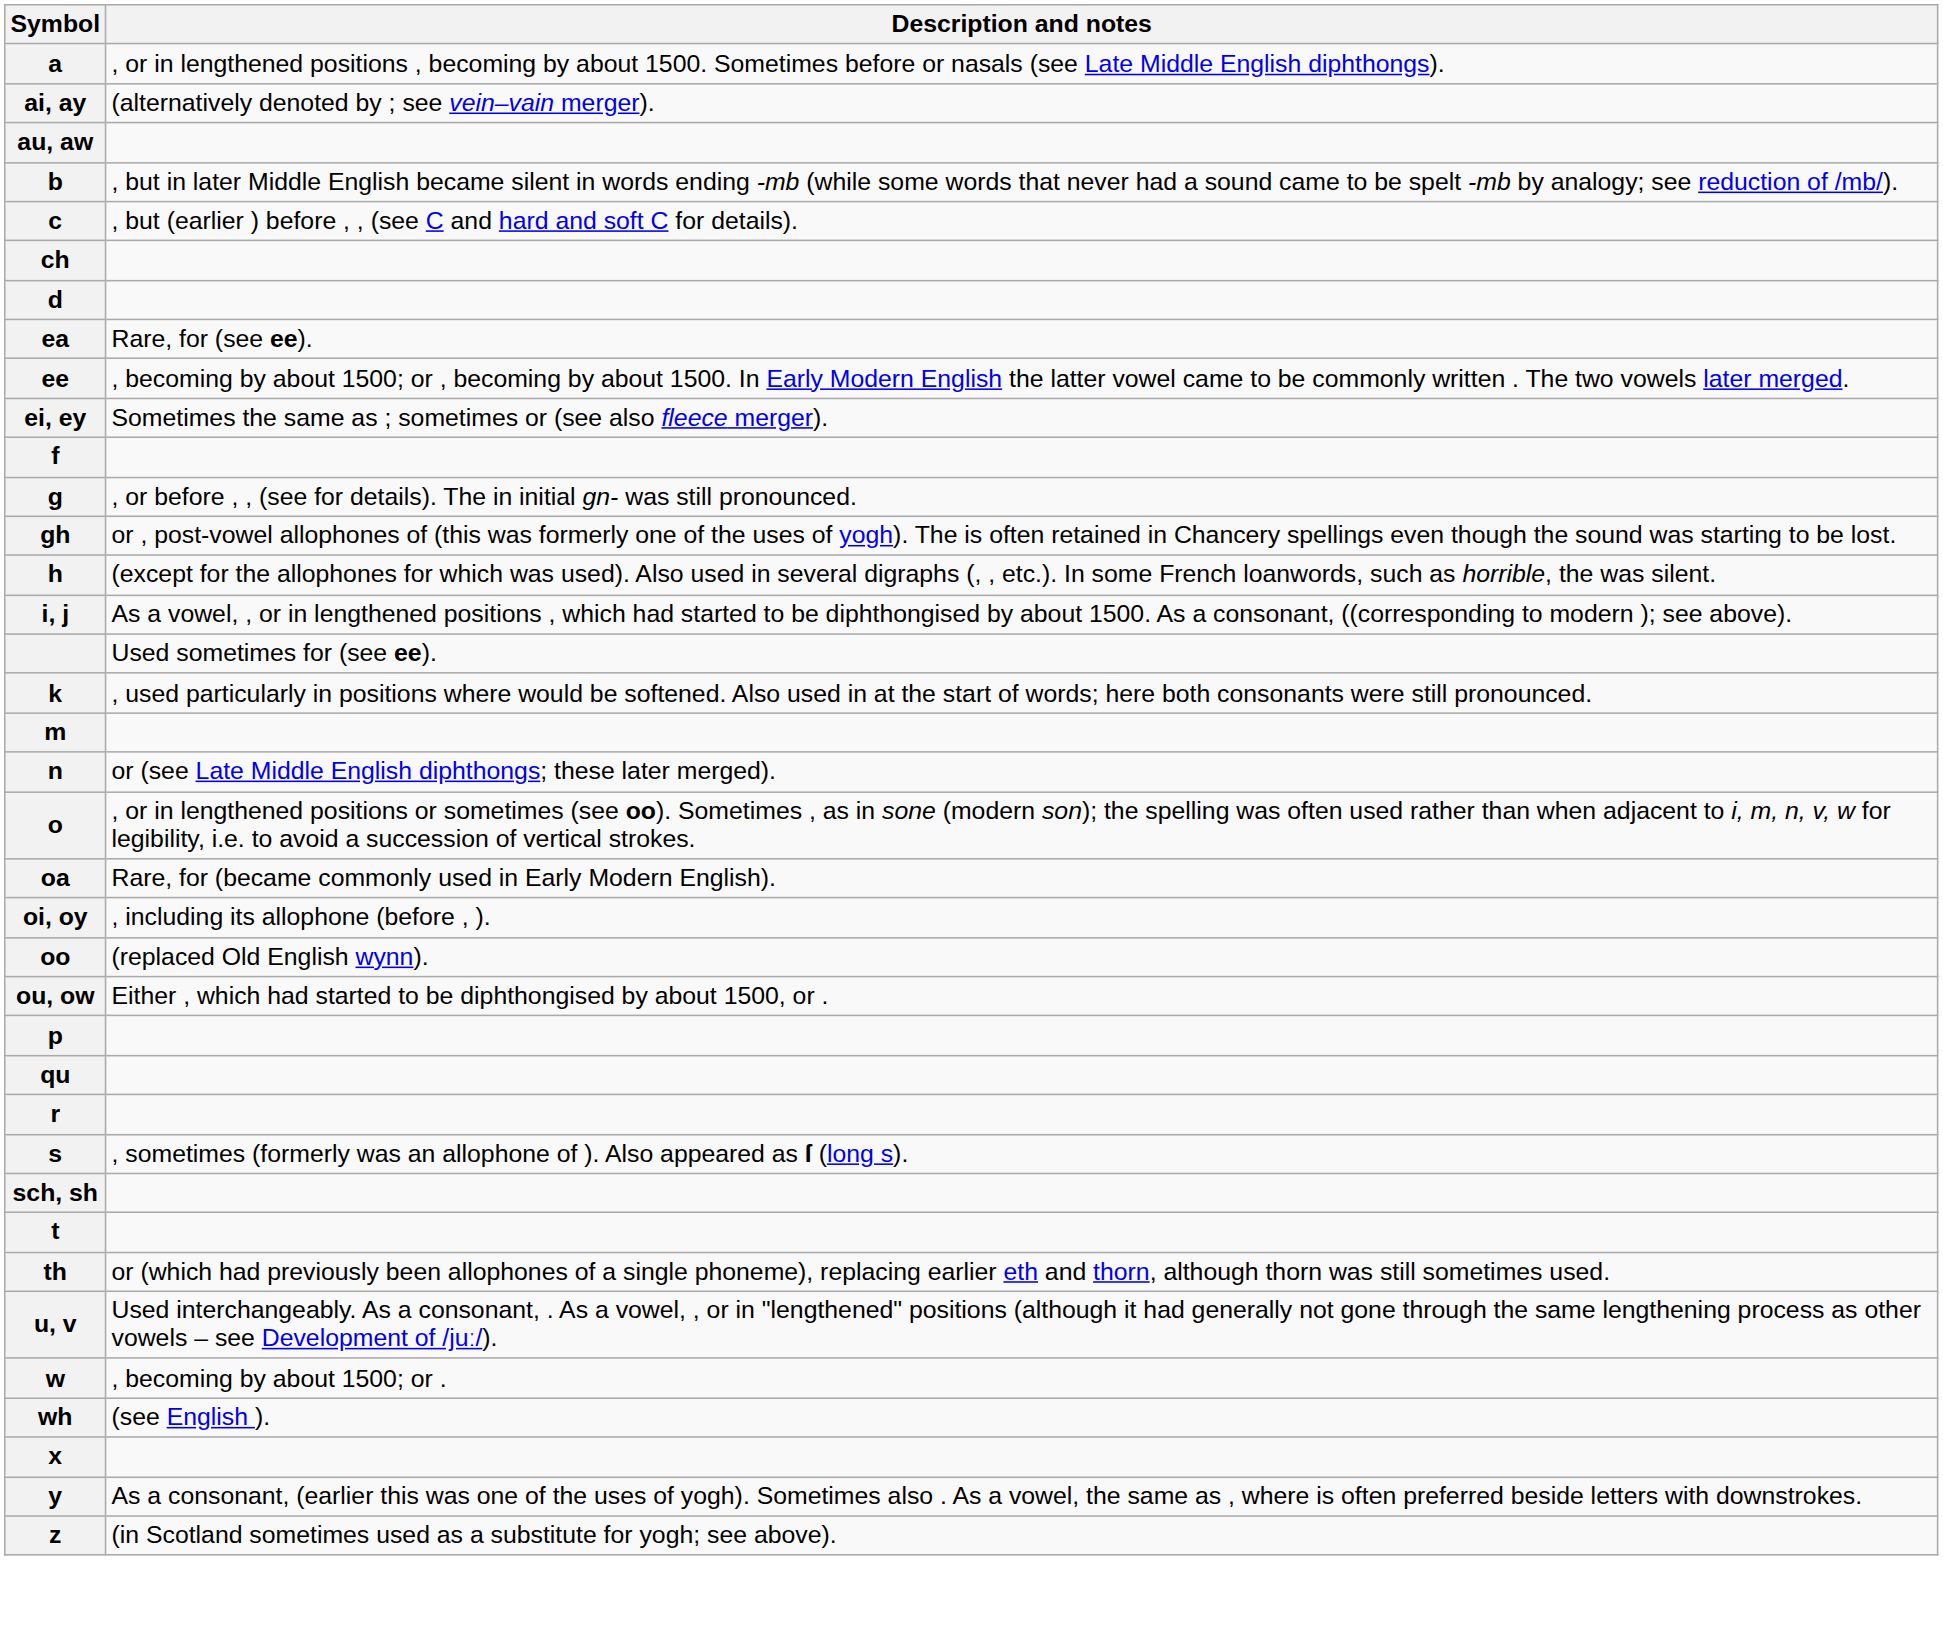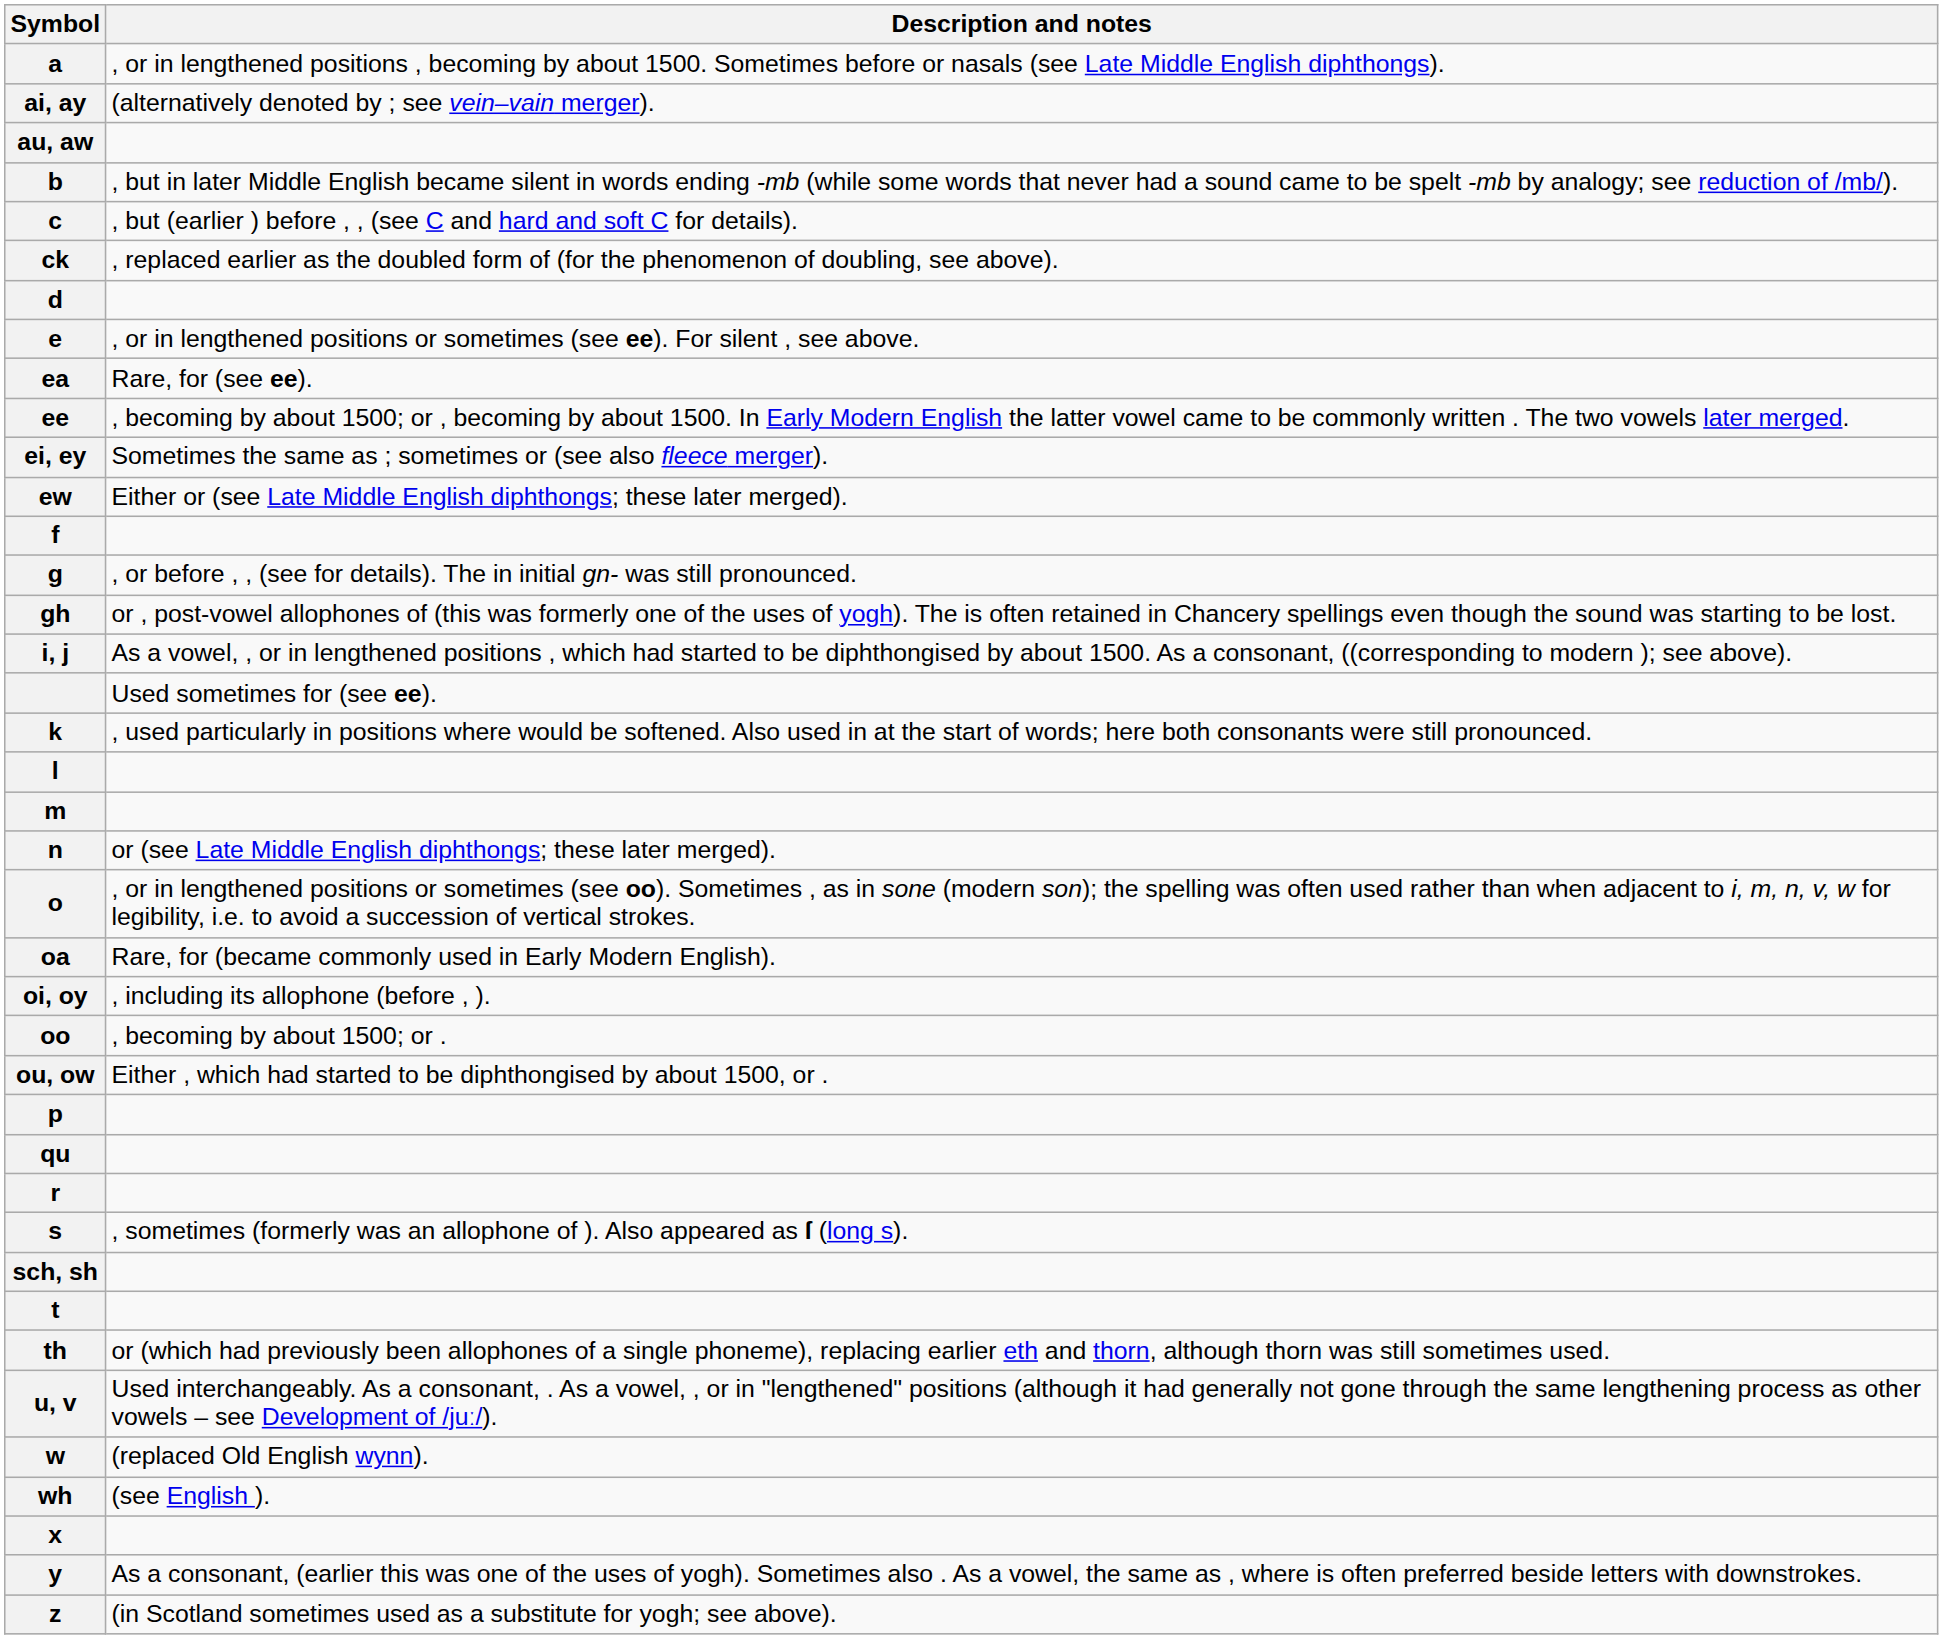- row: (55, 260)
+ row: (55, 260)
+ row: (55, 338)
+ row: (55, 496)
- row: (55, 574)
+ row: (55, 771)
(270, 956) (replaced Old English wynn). -> (279, 1035) , becoming by about 1500; or .
(279, 1377) , becoming by about 1500; or . -> (270, 1456) (replaced Old English wynn).
